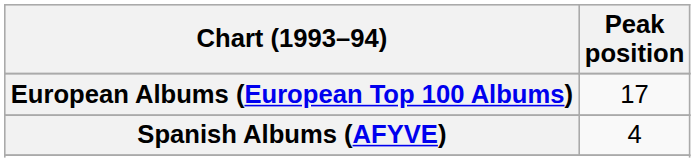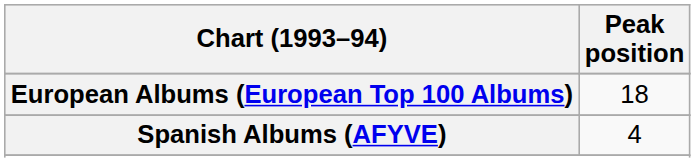(635, 94) 17 -> (635, 94) 18
